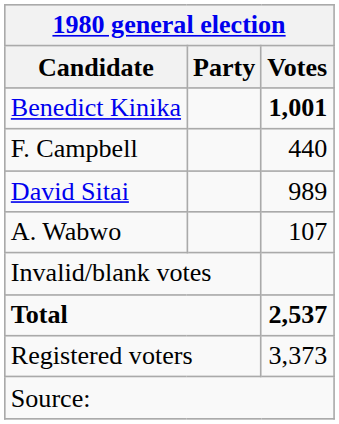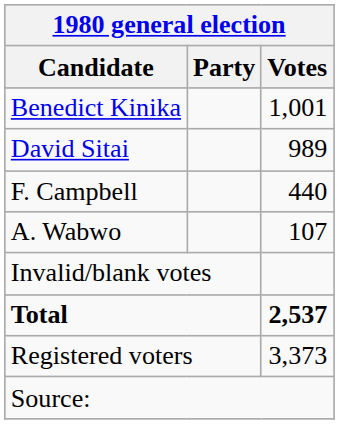(298, 107) bold -> (298, 107) normal
rows swapped: (70, 190) <-> (74, 149)
